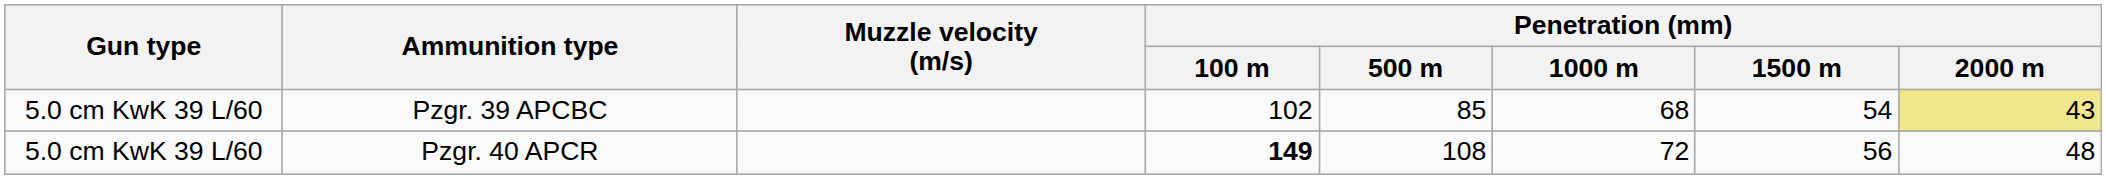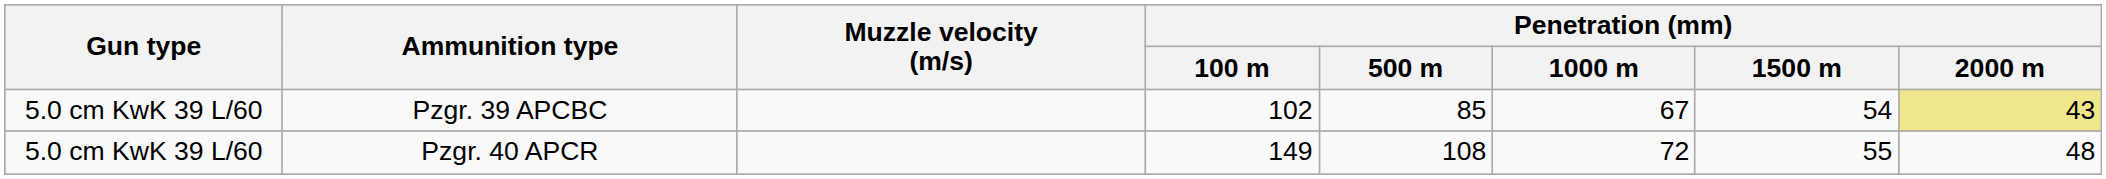(1674, 109) 68 -> (1674, 109) 67
(1290, 151) bold -> (1290, 151) normal
(1877, 151) 56 -> (1877, 151) 55
